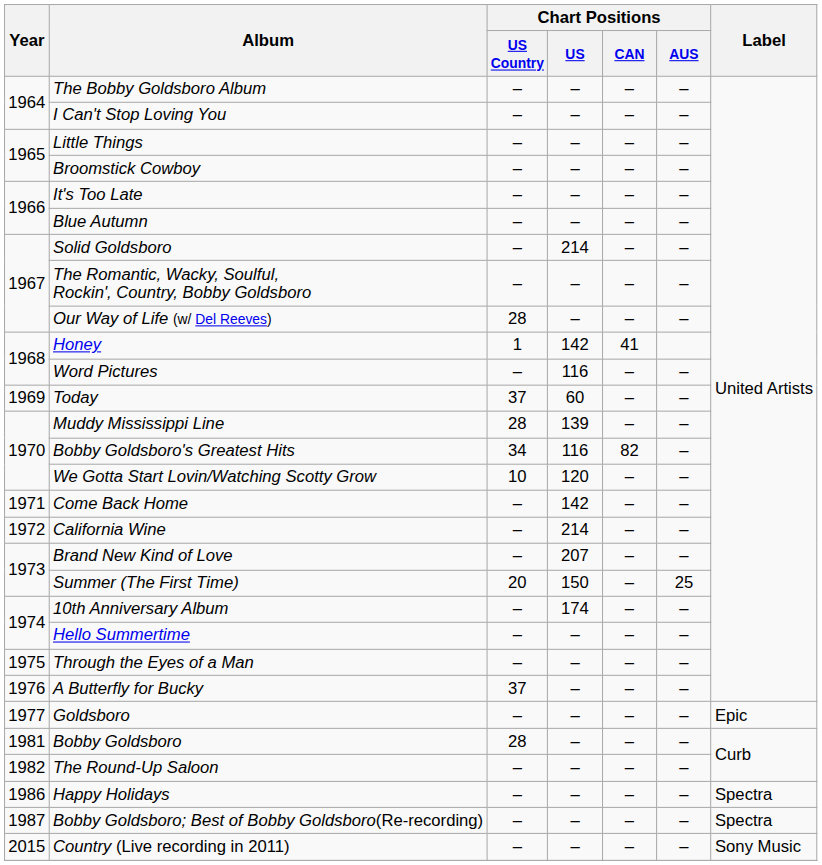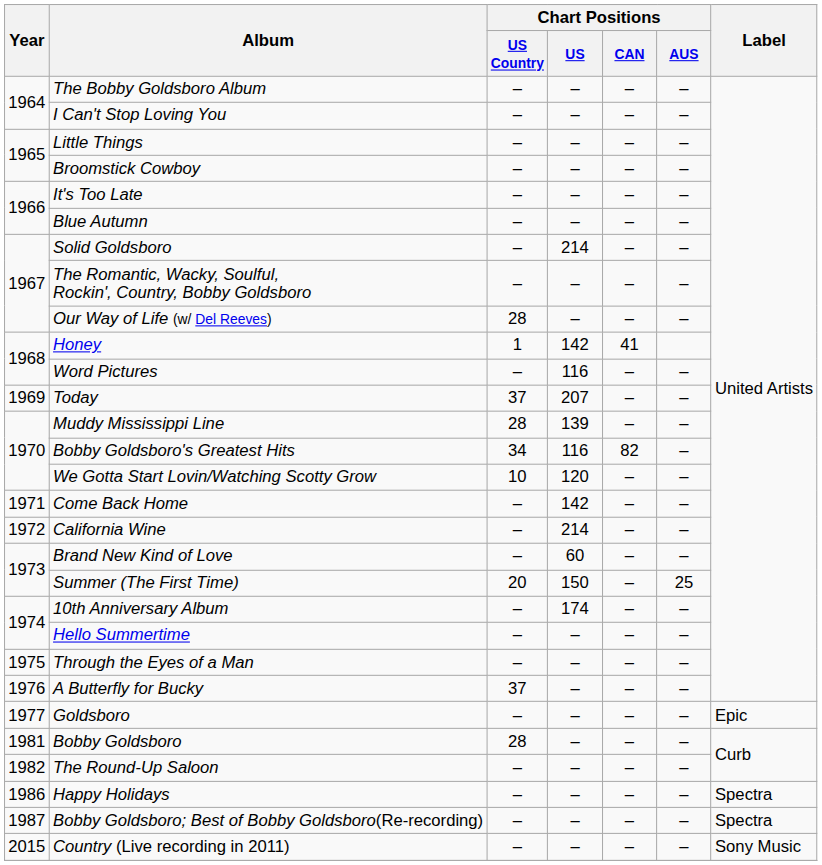(575, 398) 60 -> (575, 398) 207
(575, 556) 207 -> (575, 556) 60
